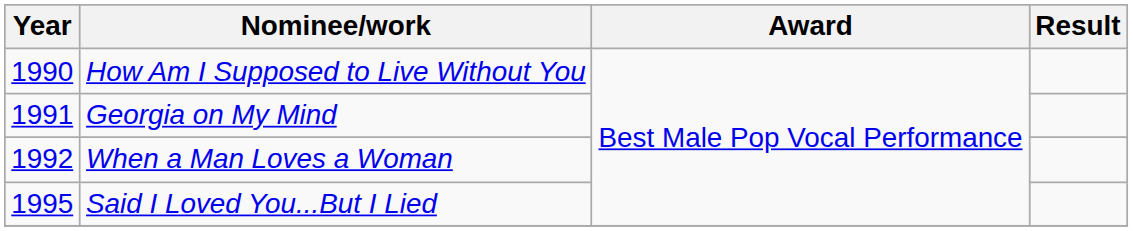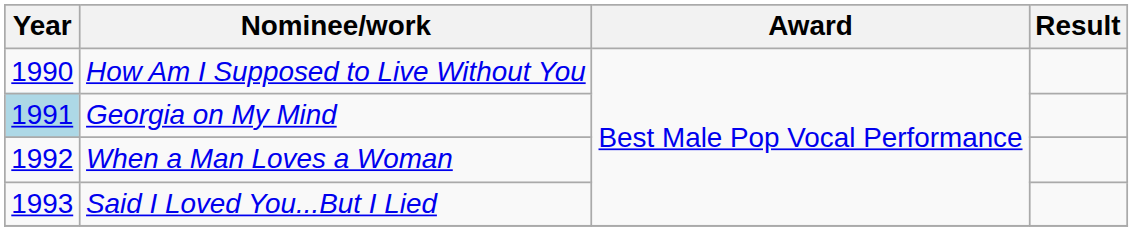(42, 114) no background -> (42, 114) lightblue background
(42, 203) 1995 -> (42, 203) 1993
